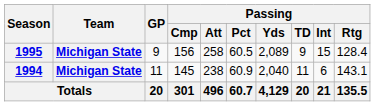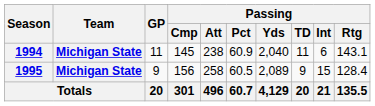rows swapped: (29, 71) <-> (29, 52)
